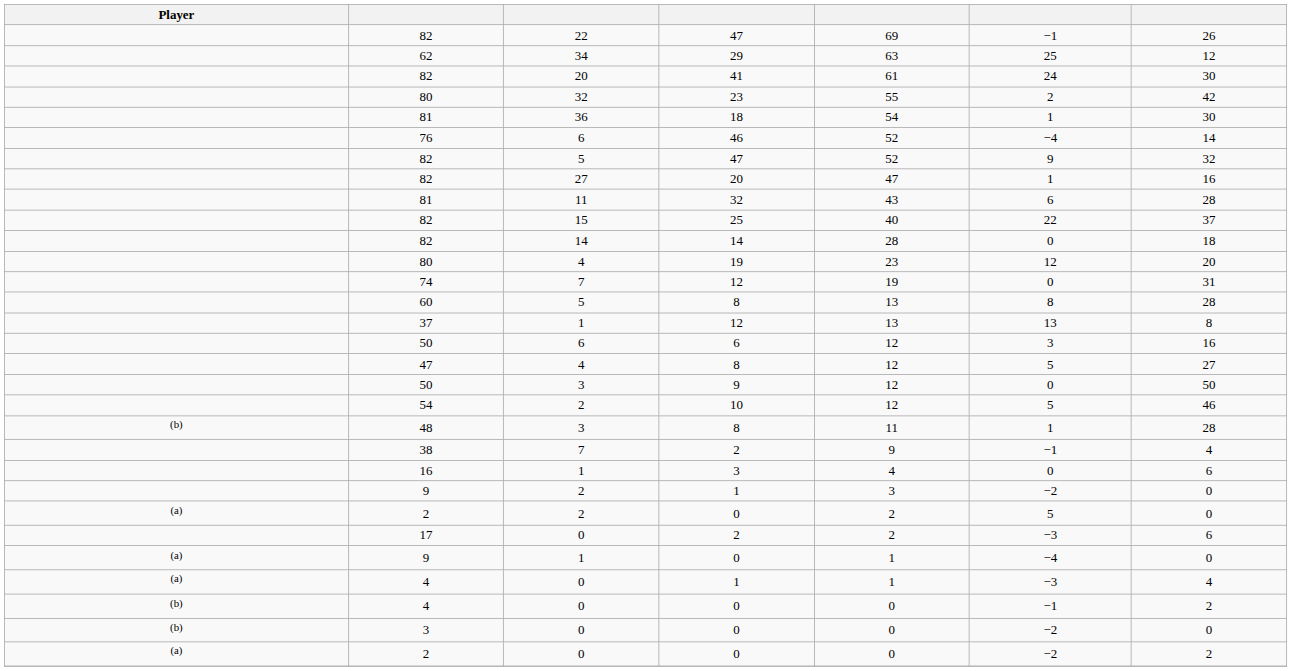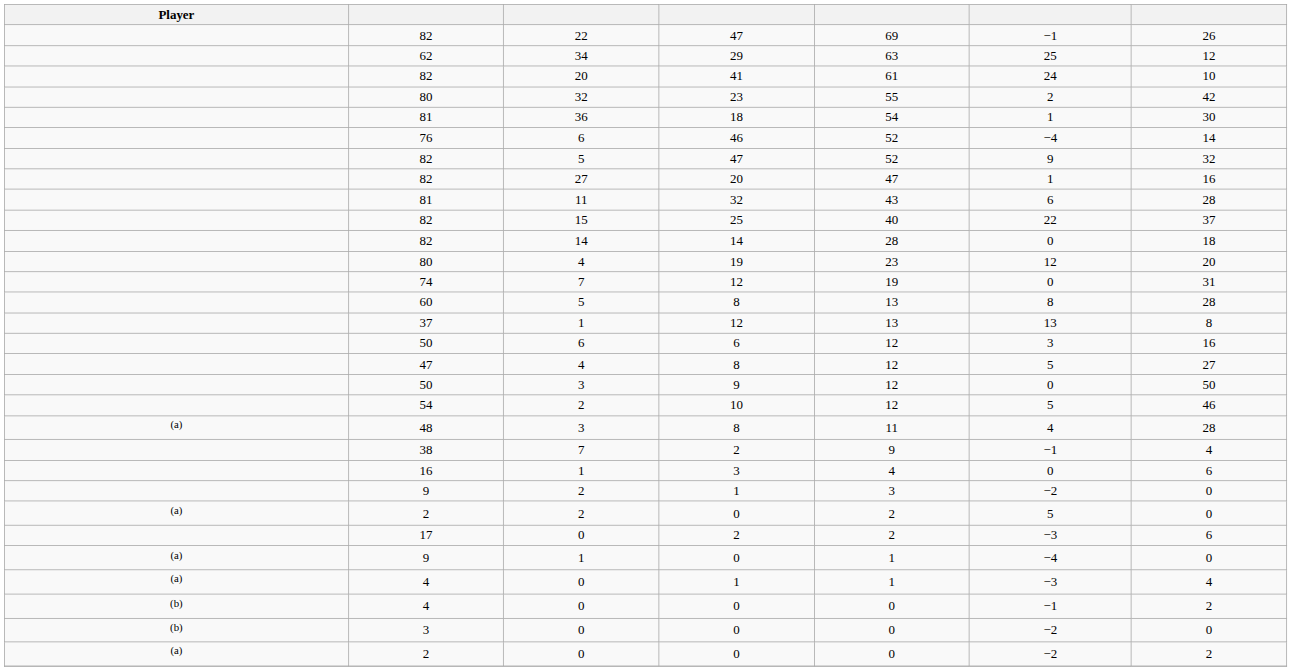(1209, 76) 30 -> (1209, 76) 10
(176, 425) (b) -> (176, 425) (a)
(1050, 427) 1 -> (1050, 427) 4
